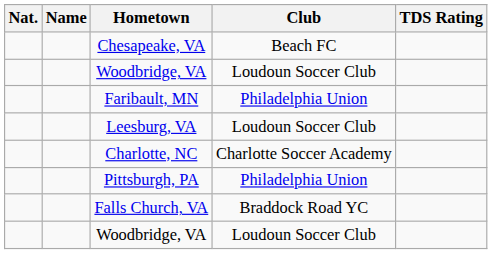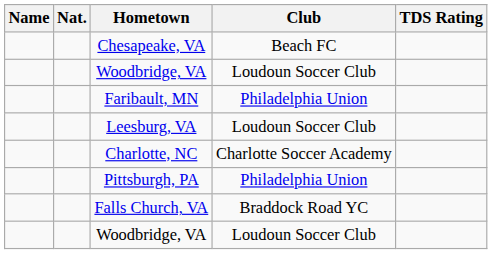columns swapped: (66, 18) <-> (23, 18)
